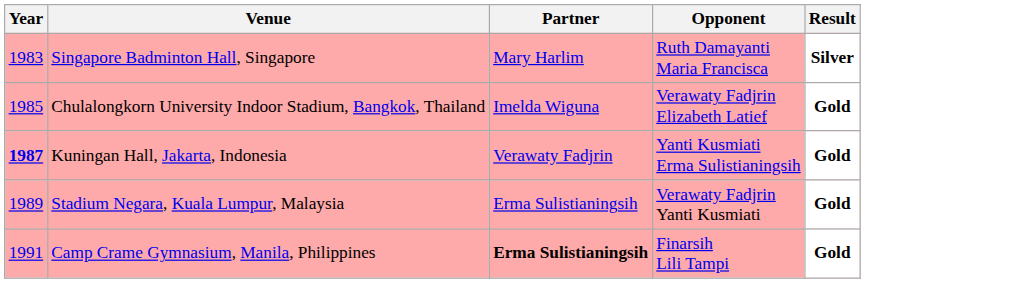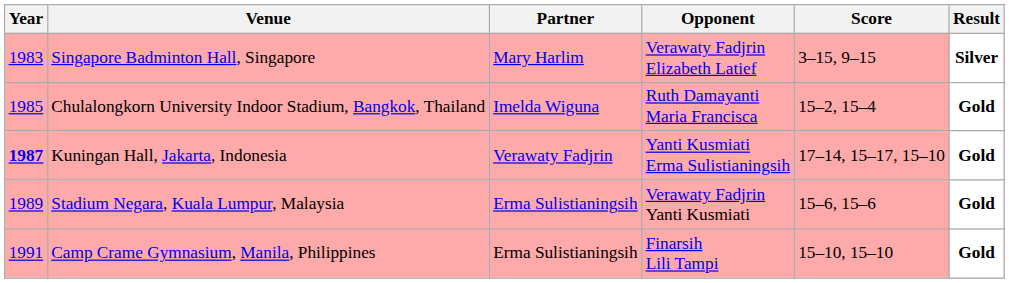+ column: (872, 19)
(713, 57) Ruth Damayanti Maria Francisca -> (705, 57) Verawaty Fadjrin Elizabeth Latief
(716, 106) Verawaty Fadjrin Elizabeth Latief -> (703, 106) Ruth Damayanti Maria Francisca
(571, 253) bold -> (565, 253) normal
